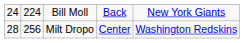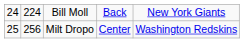(13, 29) 28 -> (13, 29) 25
